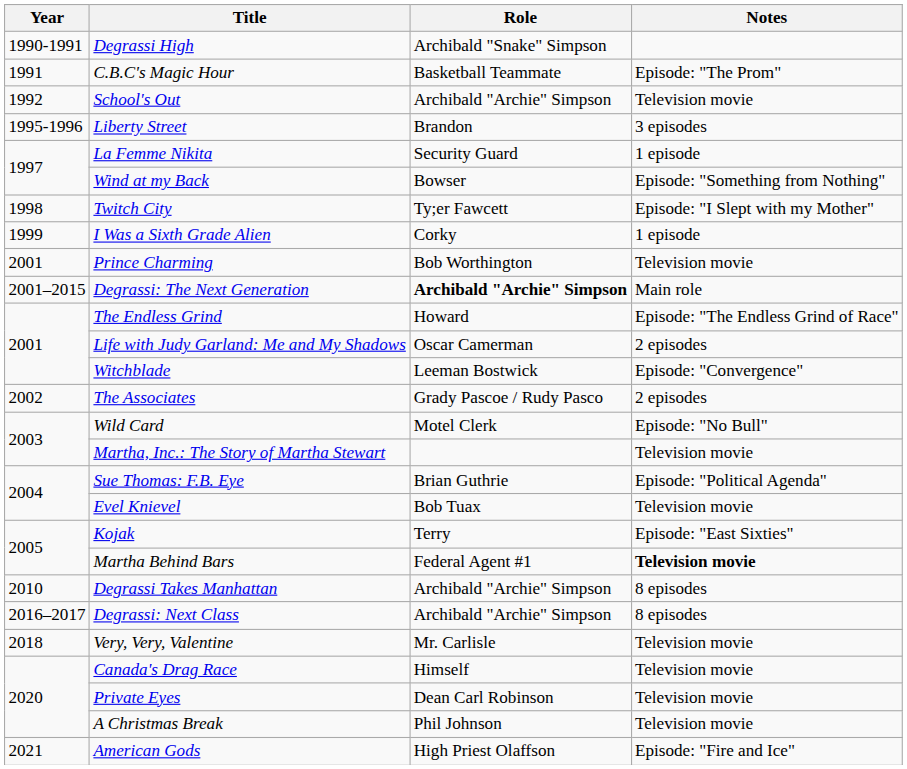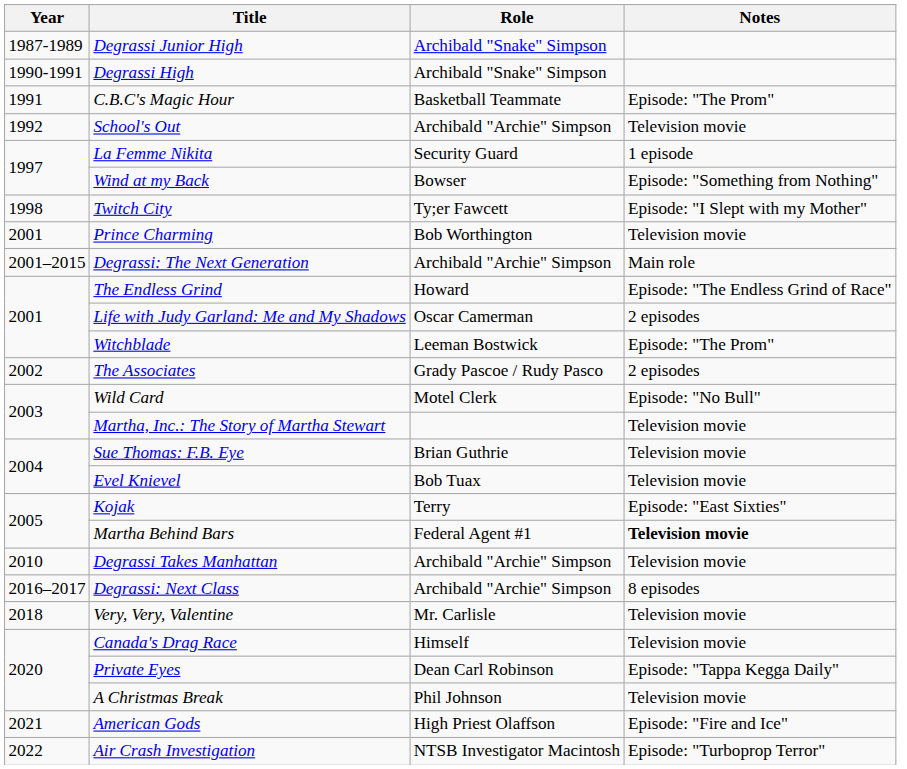+ row: (168, 45)
- row: (140, 126)
- row: (182, 235)
(520, 289) bold -> (512, 262) normal
(719, 371) Episode: "Convergence" -> (701, 343) Episode: "The Prom"
(731, 479) Episode: "Political Agenda" -> (687, 452) Television movie
(671, 588) 8 episodes -> (687, 561) Television movie
(694, 696) Television movie -> (733, 669) Episode: "Tappa Kegga Daily"
+ row: (174, 751)
